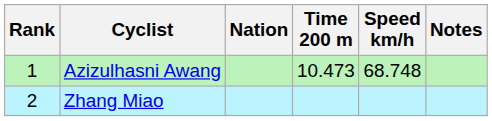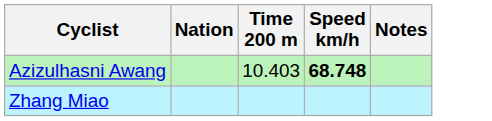- column: (32, 30)
(326, 70) 10.473 -> (271, 70) 10.403
(392, 70) normal -> (337, 70) bold
